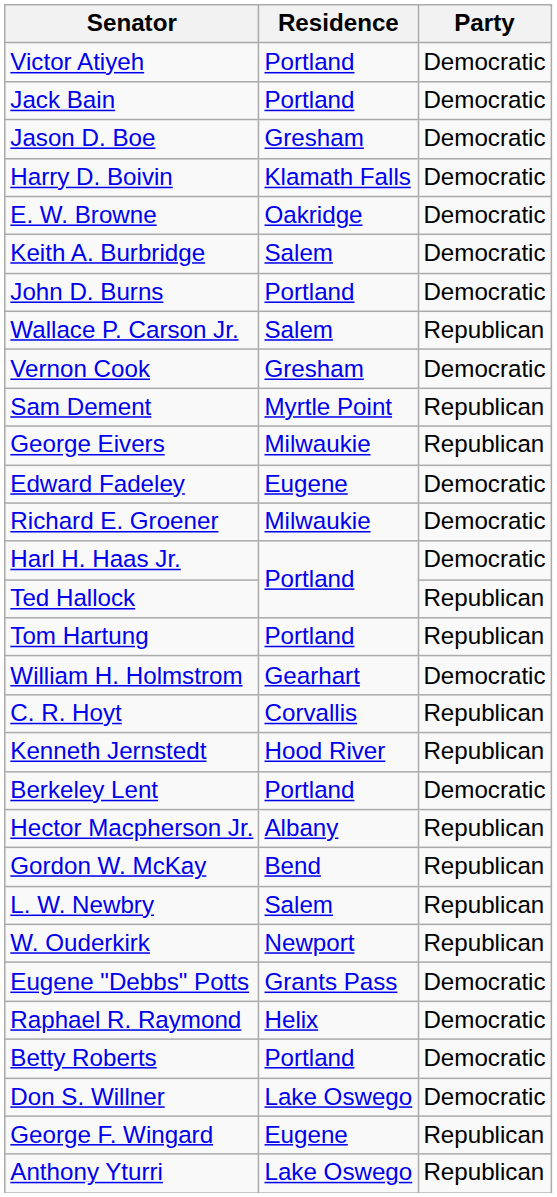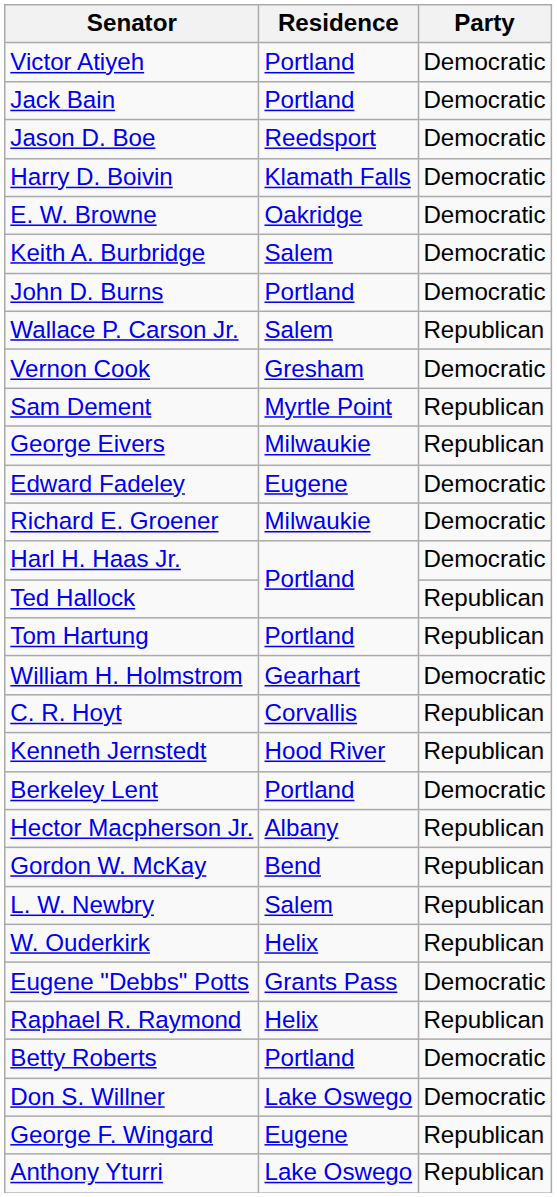(314, 138) Gresham -> (320, 138) Reedsport
(309, 943) Newport -> (291, 943) Helix
(484, 1019) Democratic -> (484, 1019) Republican
